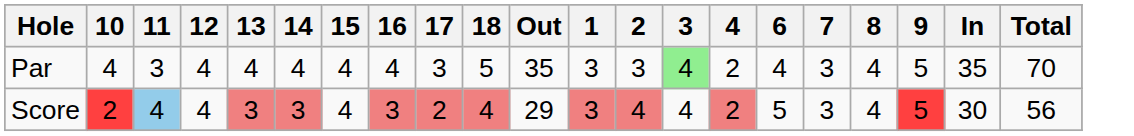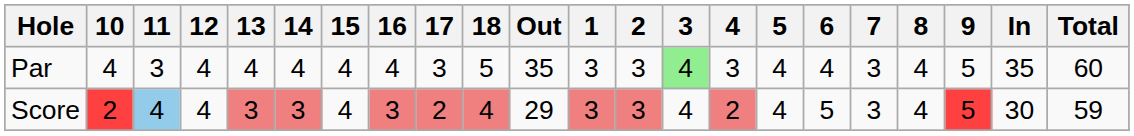+ column: (780, 26)
(733, 68) 2 -> (733, 68) 3
(1041, 68) 70 -> (1088, 68) 60
(638, 110) 4 -> (638, 110) 3
(1041, 110) 56 -> (1088, 110) 59
